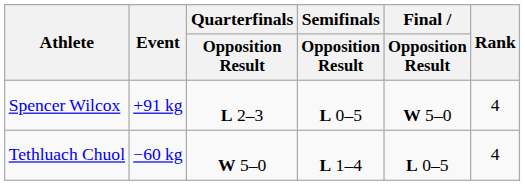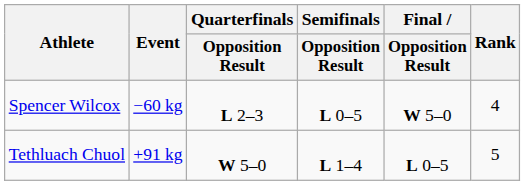(158, 105) +91 kg -> (158, 105) −60 kg
(158, 155) −60 kg -> (158, 155) +91 kg
(495, 155) 4 -> (495, 155) 5
